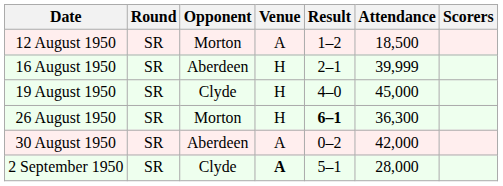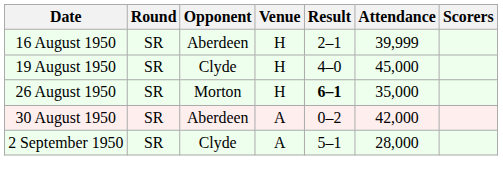- row: (66, 42)
(397, 117) 36,300 -> (397, 92) 35,000
(280, 167) bold -> (280, 142) normal
